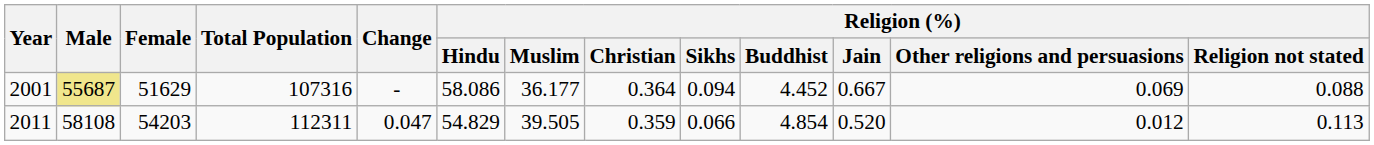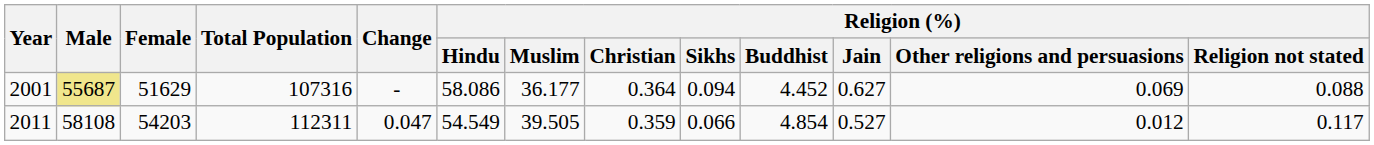(862, 88) 0.667 -> (862, 88) 0.627
(471, 122) 54.829 -> (471, 122) 54.549
(862, 122) 0.520 -> (862, 122) 0.527
(1340, 122) 0.113 -> (1340, 122) 0.117
